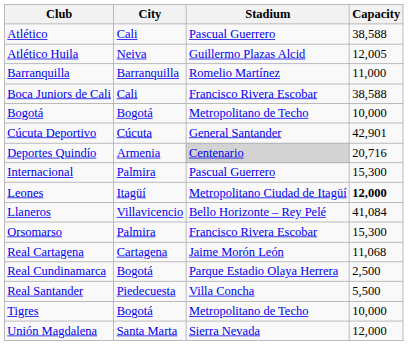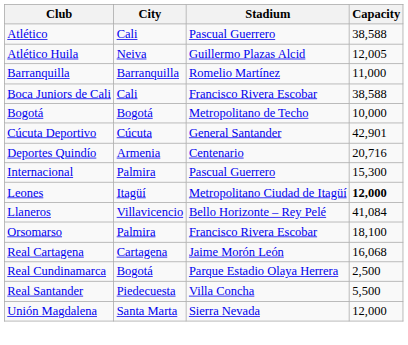(216, 152) lightgrey background -> (216, 152) no background
(370, 232) 15,300 -> (370, 232) 18,100
(369, 251) 11,068 -> (370, 251) 16,068
- row: (23, 311)
